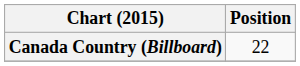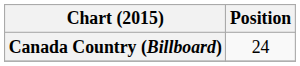(261, 46) 22 -> (261, 46) 24
